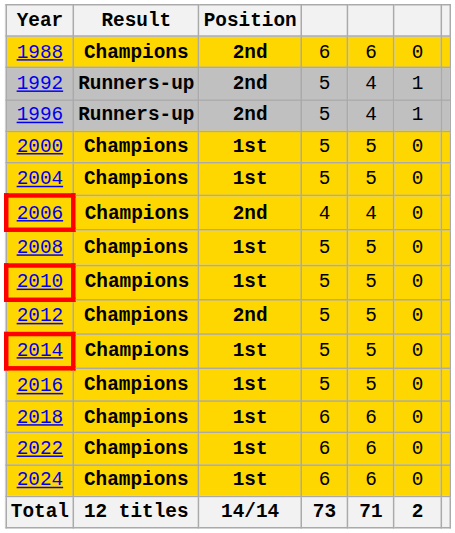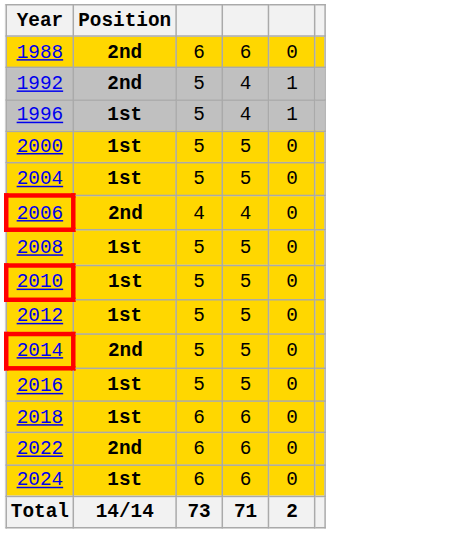- column: (136, 21)
(250, 115) 2nd -> (125, 115) 1st
(250, 317) 2nd -> (125, 317) 1st
(250, 351) 1st -> (125, 351) 2nd
(250, 449) 1st -> (125, 449) 2nd
